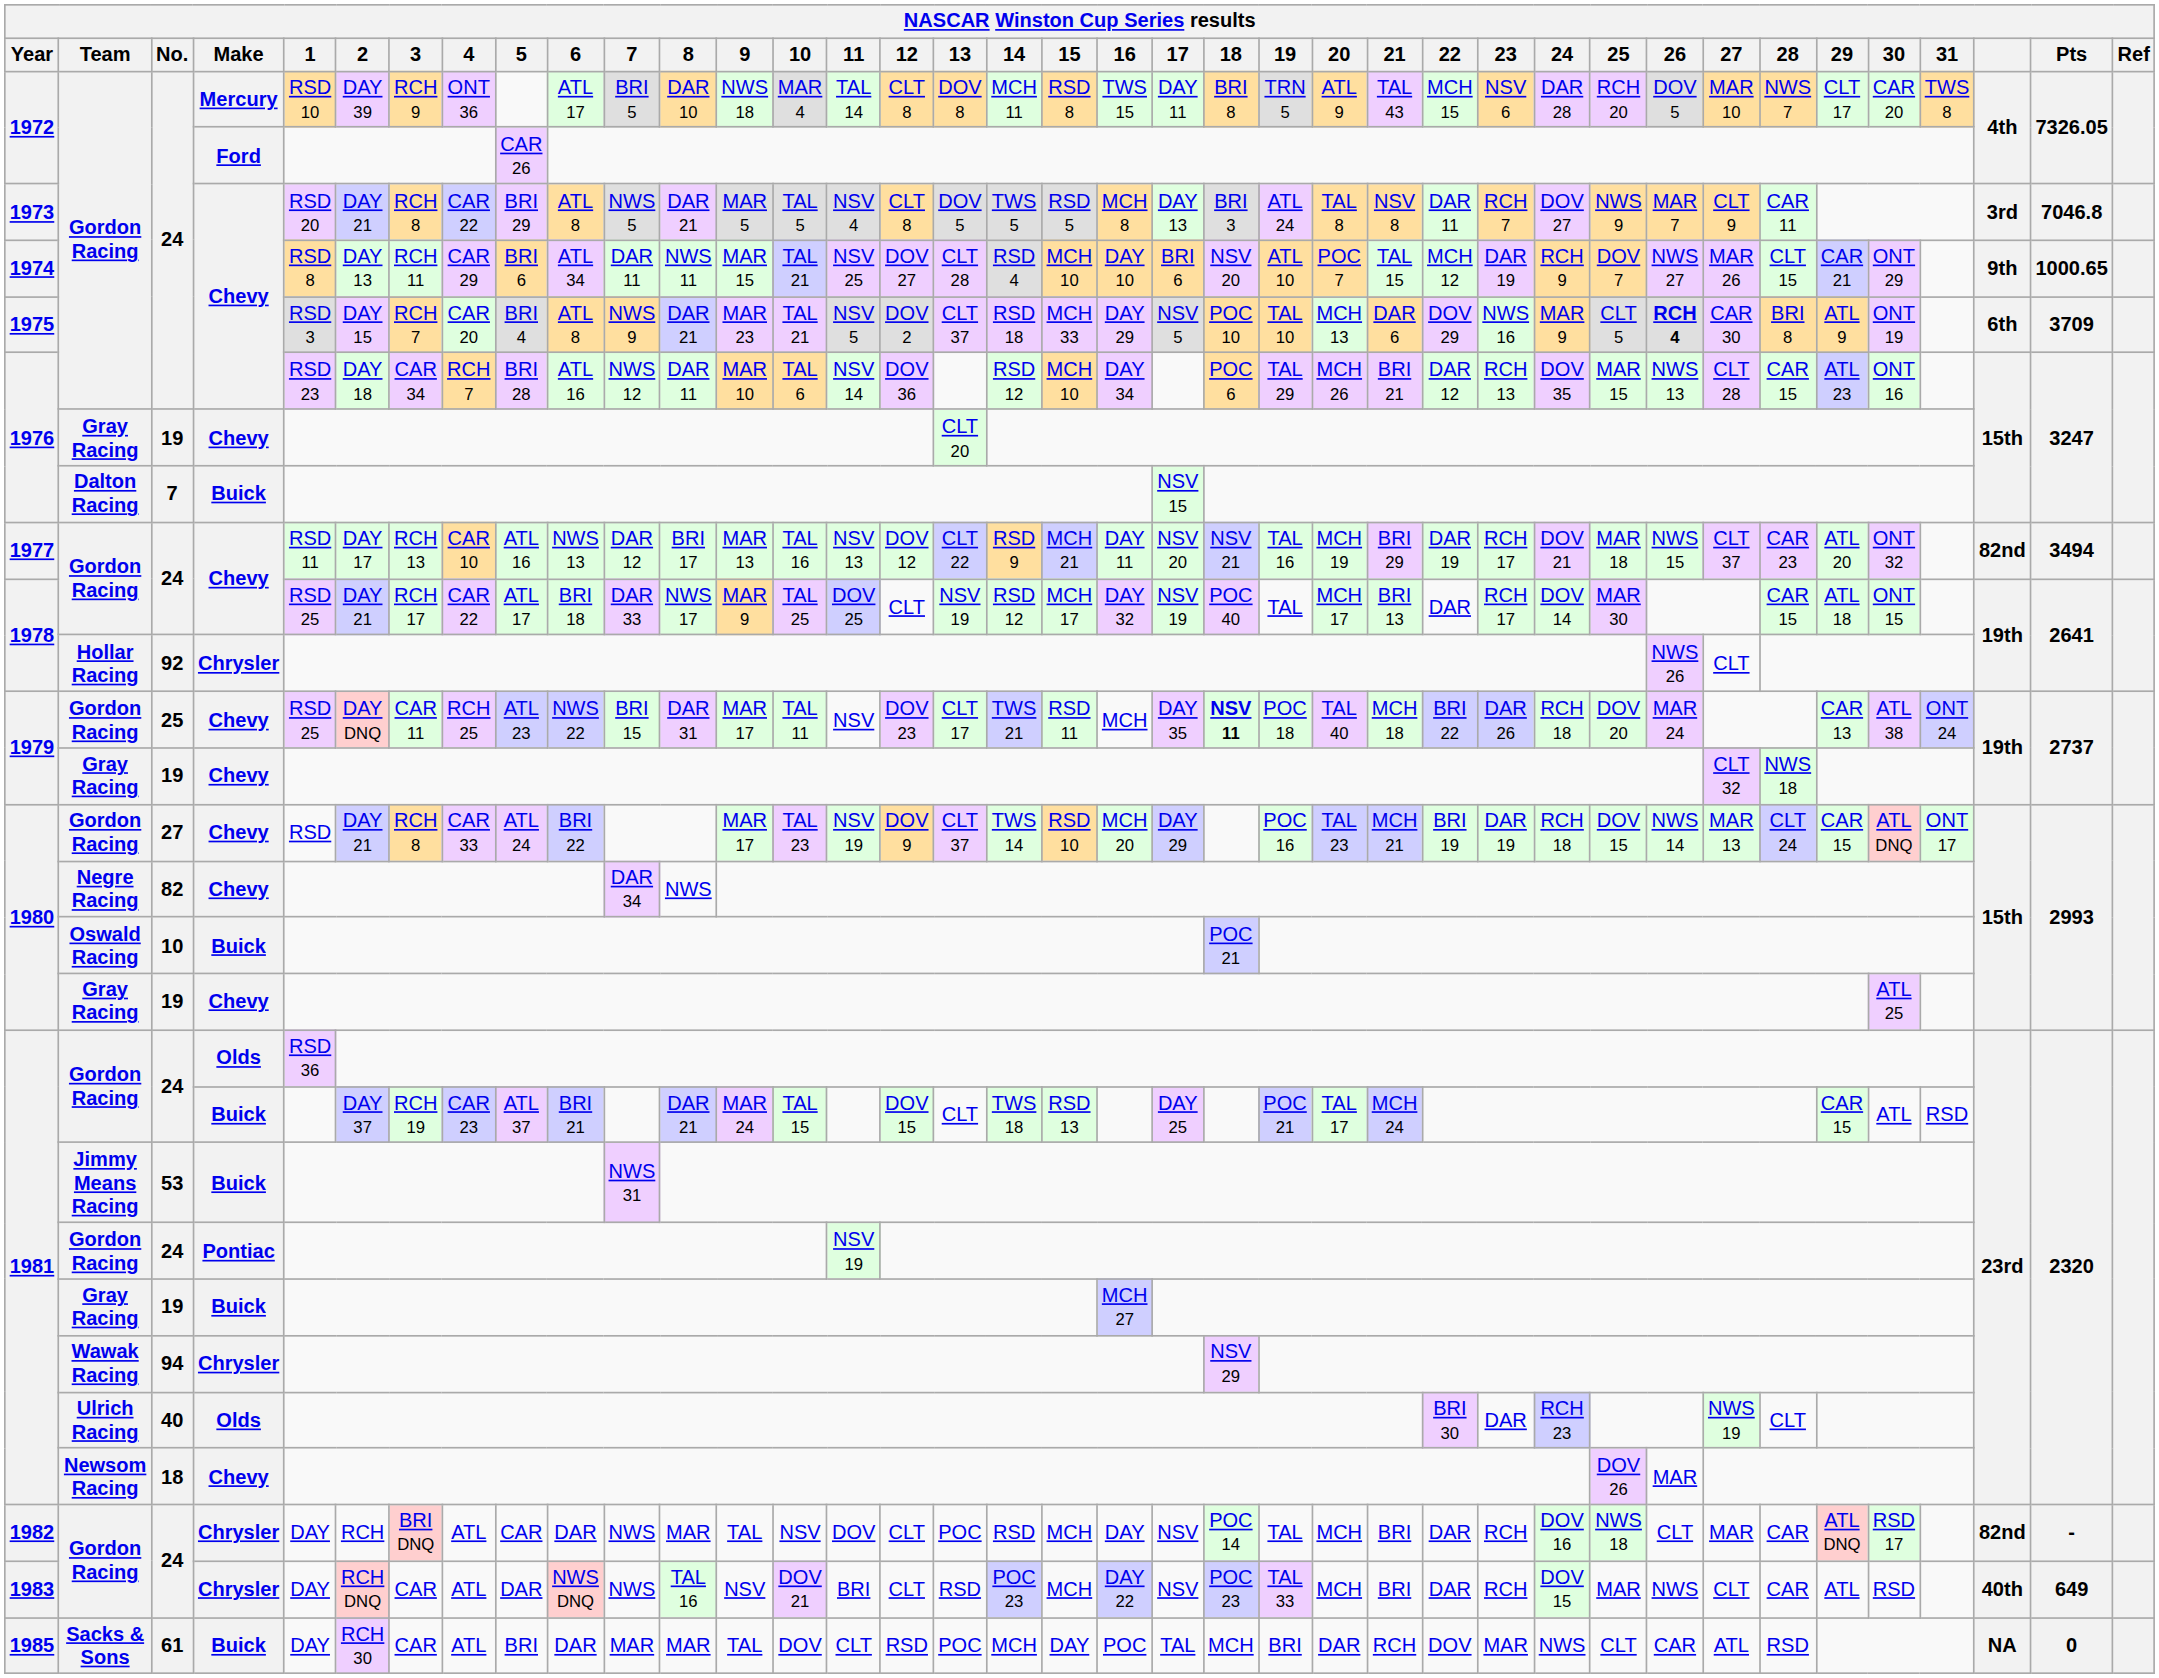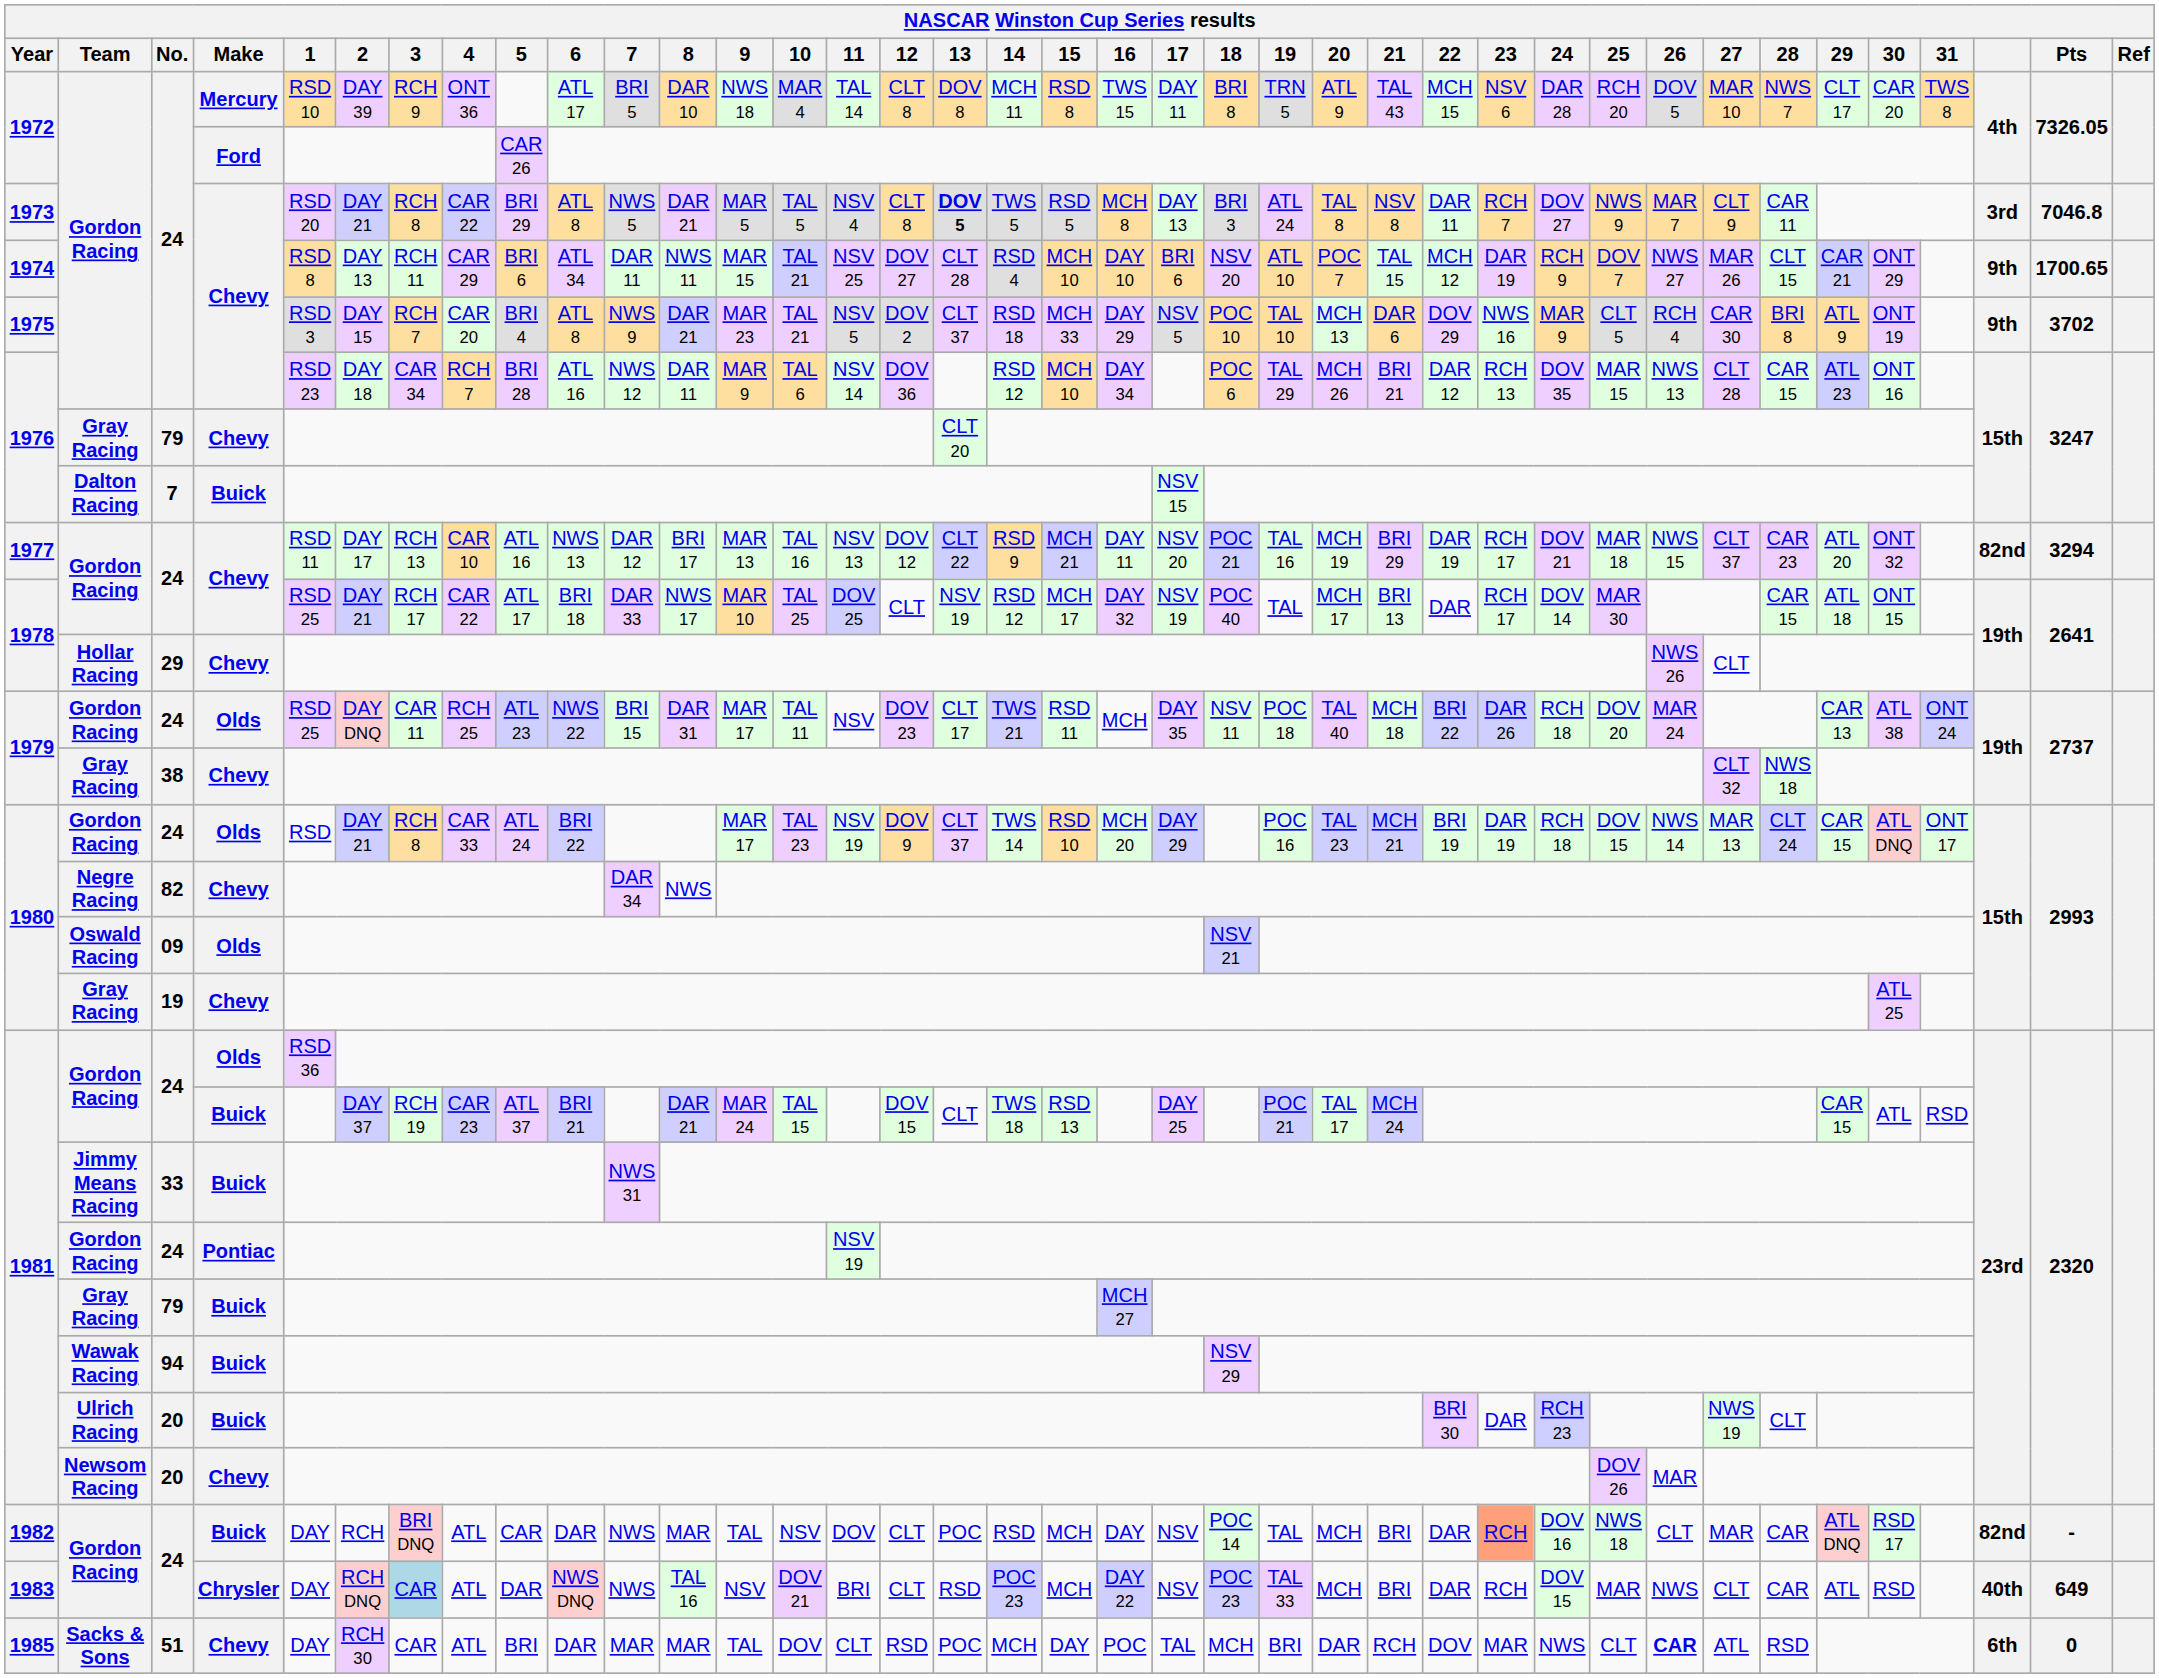(960, 211) normal -> (960, 212) bold
(2072, 268) 1000.65 -> (2072, 268) 1700.65
(1675, 325) bold -> (1675, 324) normal
(2002, 325) 6th -> (2002, 325) 9th
(2072, 325) 3709 -> (2072, 325) 3702
(745, 380) MAR 10 -> (745, 380) MAR 9
(172, 438) 19 -> (172, 438) 79
(1231, 550) NSV 21 -> (1231, 550) POC 21
(2072, 550) 3494 -> (2072, 550) 3294
(745, 606) MAR 9 -> (745, 606) MAR 10
(172, 663) 92 -> (172, 663) 29
(239, 663) Chrysler -> (239, 663) Chevy
(172, 720) 25 -> (172, 720) 24
(239, 720) Chevy -> (239, 720) Olds
(1231, 720) bold -> (1231, 719) normal
(172, 776) 19 -> (172, 776) 38
(172, 833) 27 -> (172, 833) 24
(239, 833) Chevy -> (239, 833) Olds
(172, 945) 10 -> (172, 945) 09
(239, 945) Buick -> (239, 945) Olds
(1231, 944) POC 21 -> (1231, 944) NSV 21
(172, 1183) 53 -> (172, 1183) 33
(172, 1307) 19 -> (172, 1307) 79
(239, 1364) Chrysler -> (239, 1364) Buick
(172, 1420) 40 -> (172, 1420) 20
(239, 1420) Olds -> (239, 1420) Buick
(172, 1476) 18 -> (172, 1476) 20
(239, 1533) Chrysler -> (239, 1533) Buick
(1506, 1533) no background -> (1506, 1533) lightsalmon background
(416, 1589) no background -> (416, 1589) lightblue background
(172, 1646) 61 -> (172, 1646) 51
(239, 1646) Buick -> (239, 1646) Chevy
(1675, 1646) normal -> (1675, 1646) bold
(2002, 1646) NA -> (2002, 1646) 6th
